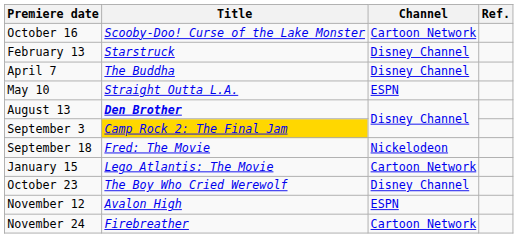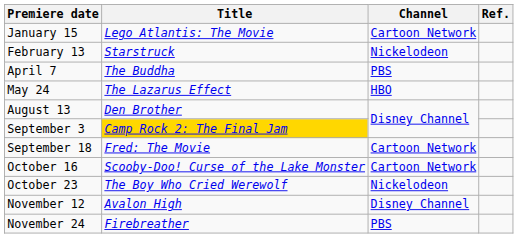rows swapped: (42, 167) <-> (42, 33)
(420, 52) Disney Channel -> (409, 52) Nickelodeon
(420, 71) Disney Channel -> (381, 71) PBS
- row: (28, 90)
+ row: (28, 90)
(143, 109) bold -> (143, 109) normal
(409, 147) Nickelodeon -> (423, 147) Cartoon Network
(420, 186) Disney Channel -> (409, 186) Nickelodeon
(385, 205) ESPN -> (420, 205) Disney Channel
(423, 224) Cartoon Network -> (381, 224) PBS
